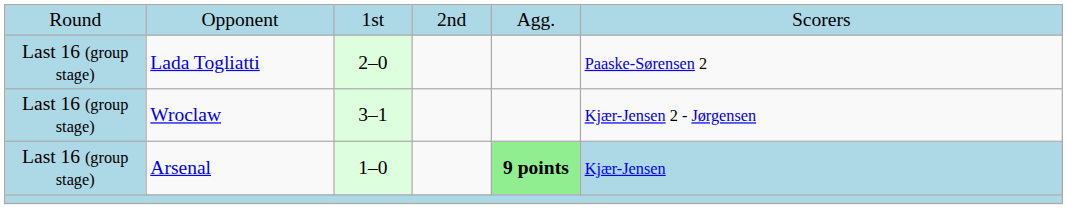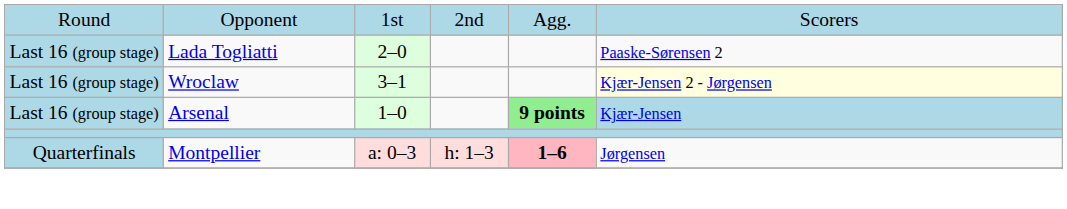(670, 116) no background -> (686, 83) lightyellow background
+ row: (214, 152)
